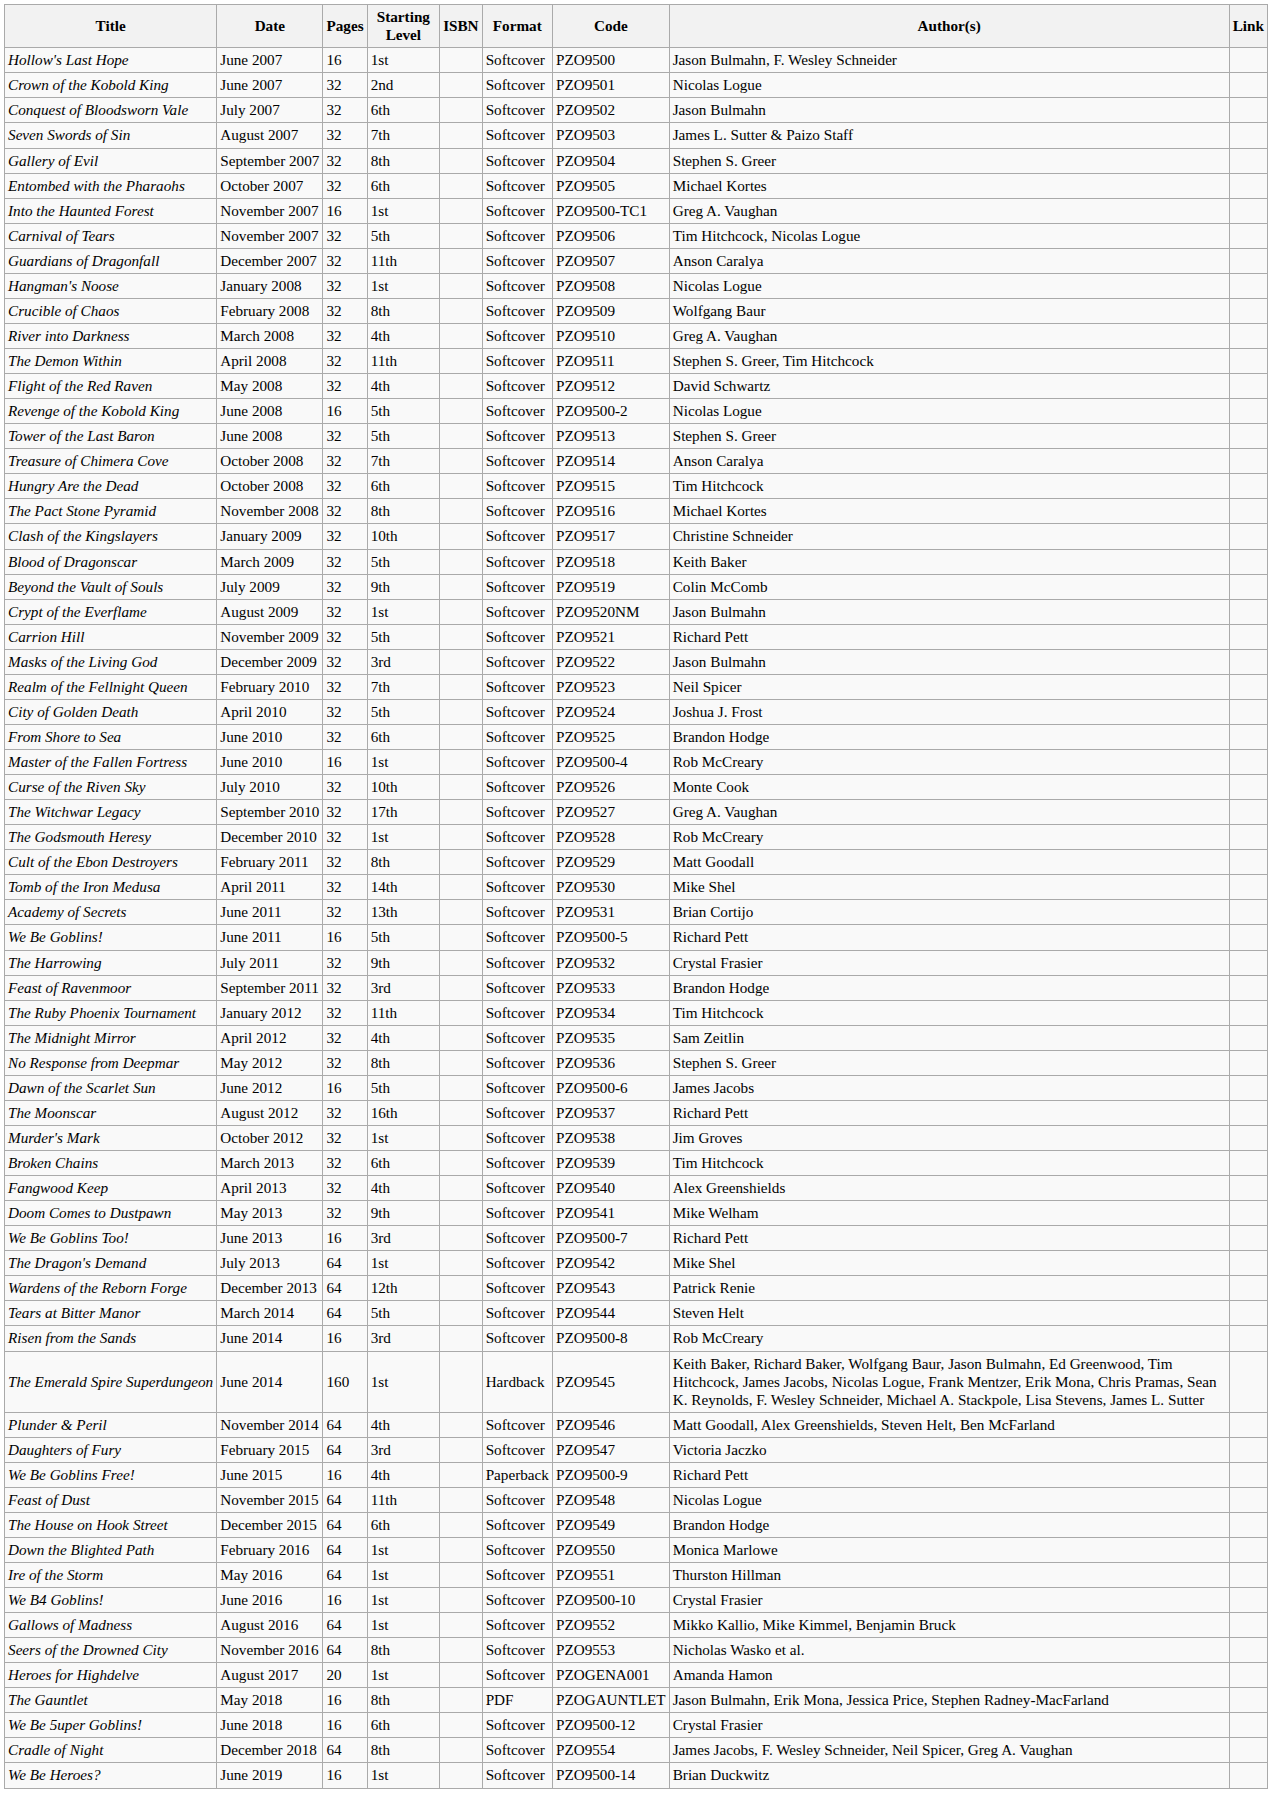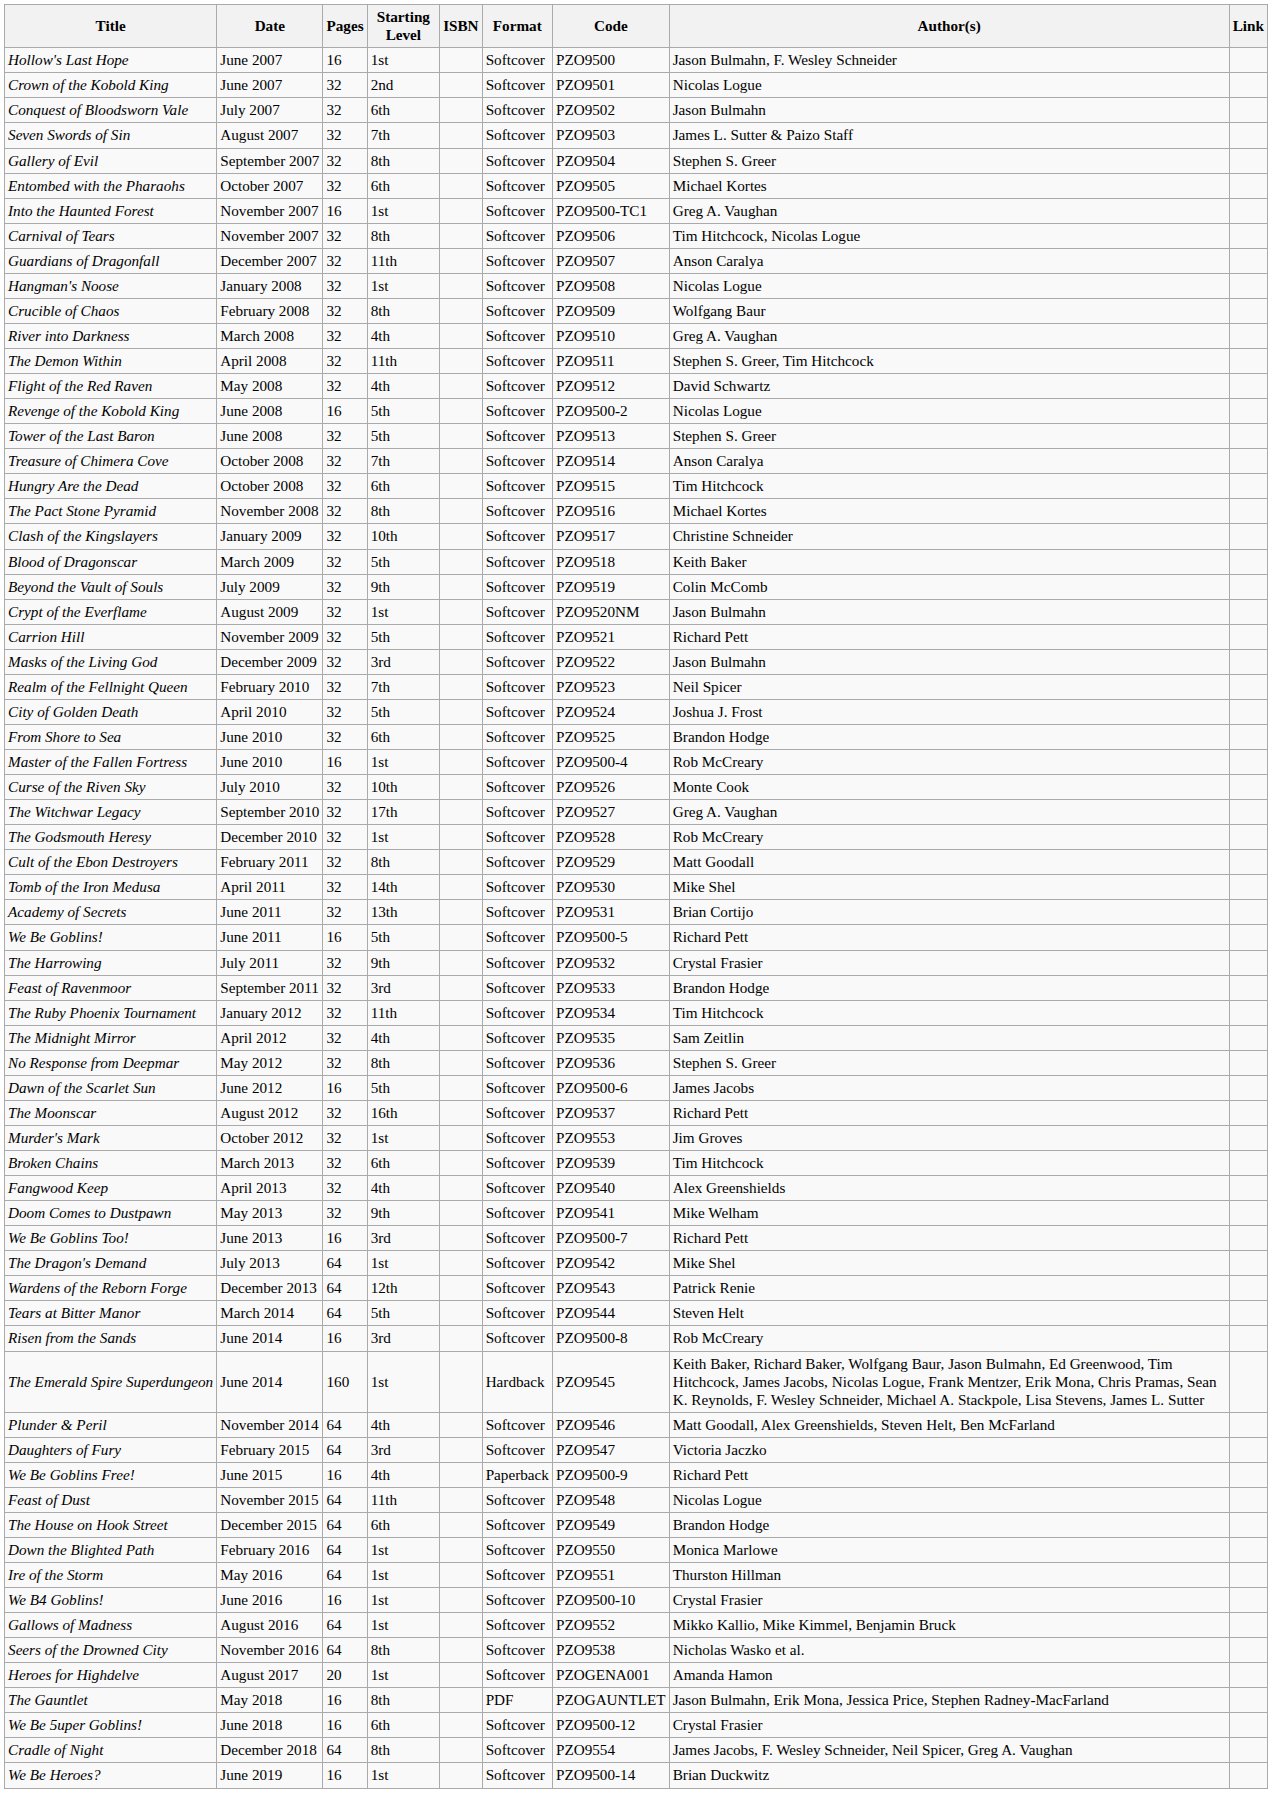(380, 235) 5th -> (380, 235) 8th
(586, 1137) PZO9538 -> (586, 1137) PZO9553
(586, 1650) PZO9553 -> (586, 1650) PZO9538
